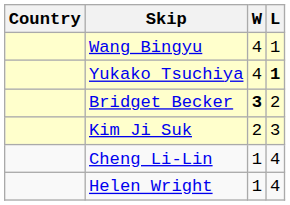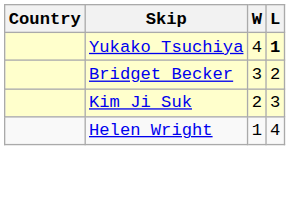- row: (146, 47)
(257, 103) bold -> (257, 75) normal
- row: (151, 158)
